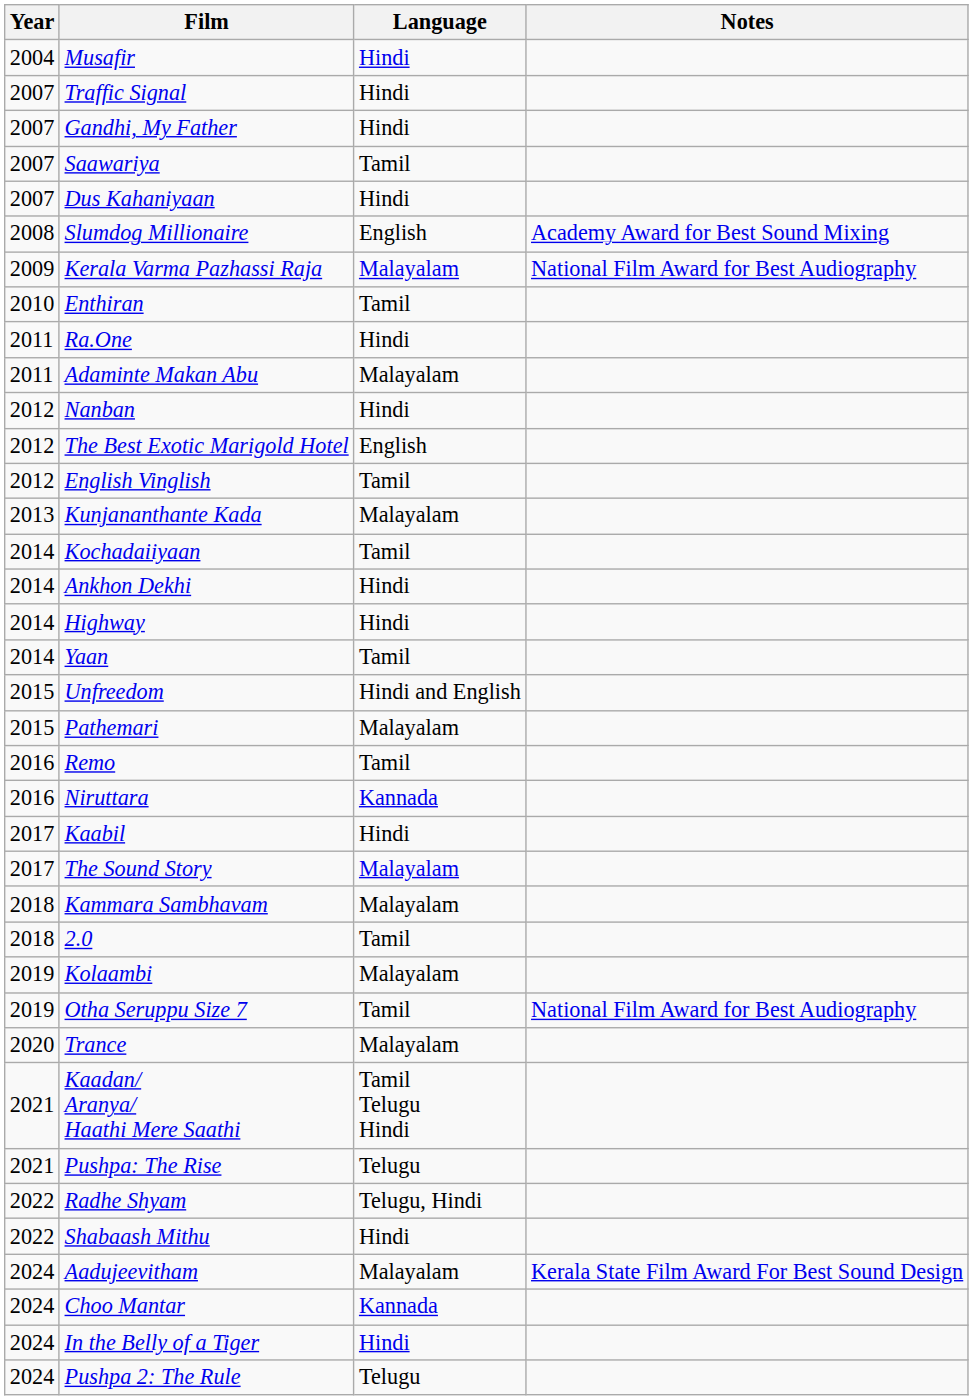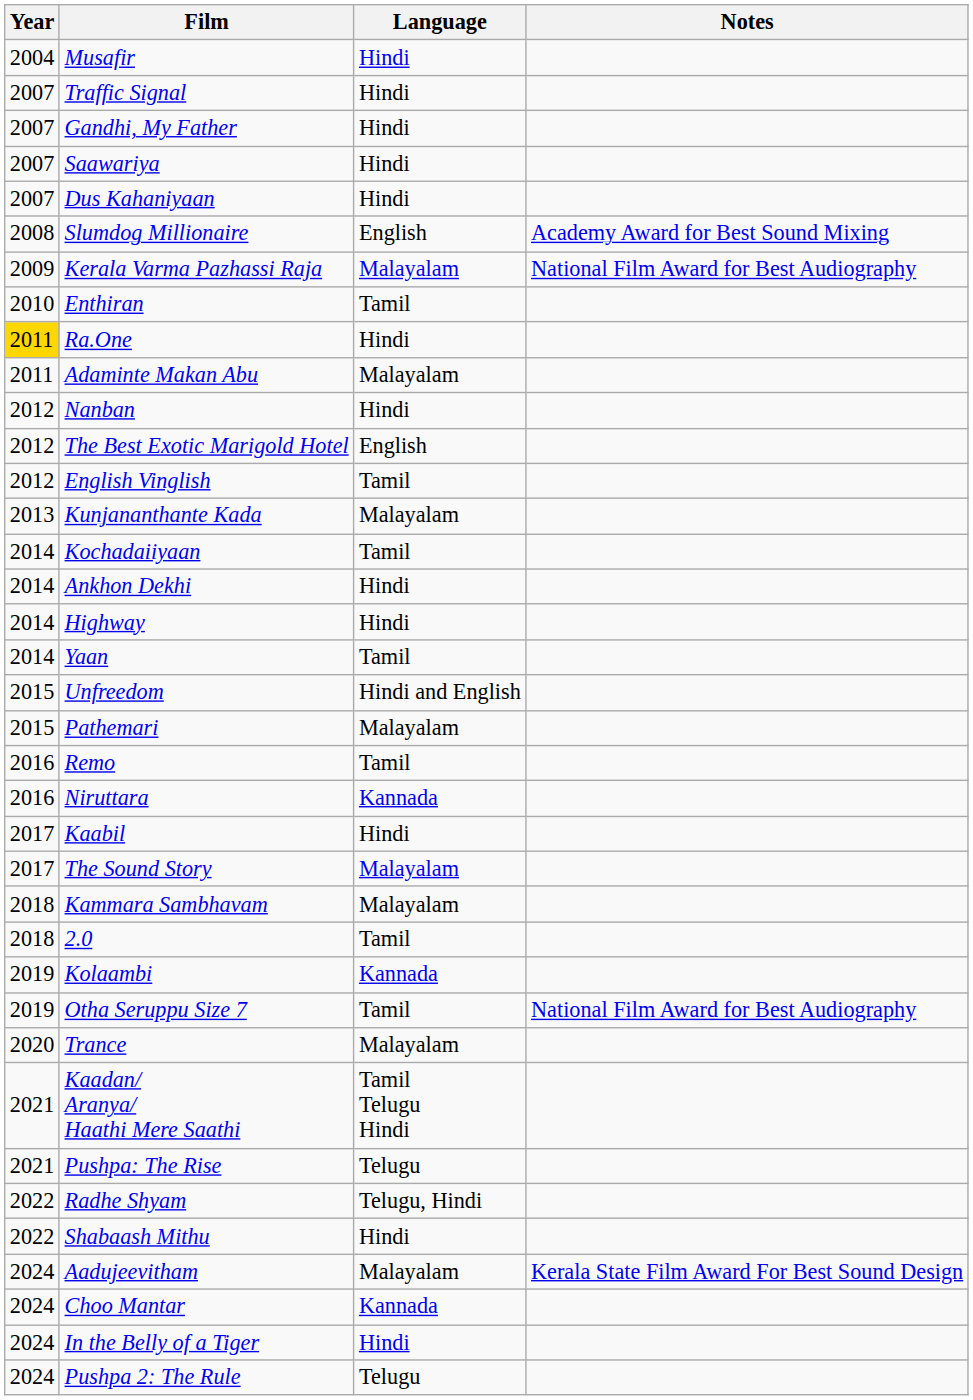(385, 163) Tamil -> (384, 163) Hindi
(32, 339) no background -> (32, 339) gold background
(409, 974) Malayalam -> (398, 974) Kannada
